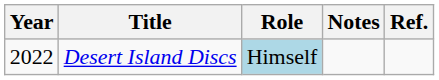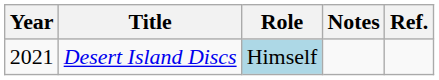(32, 56) 2022 -> (32, 56) 2021
